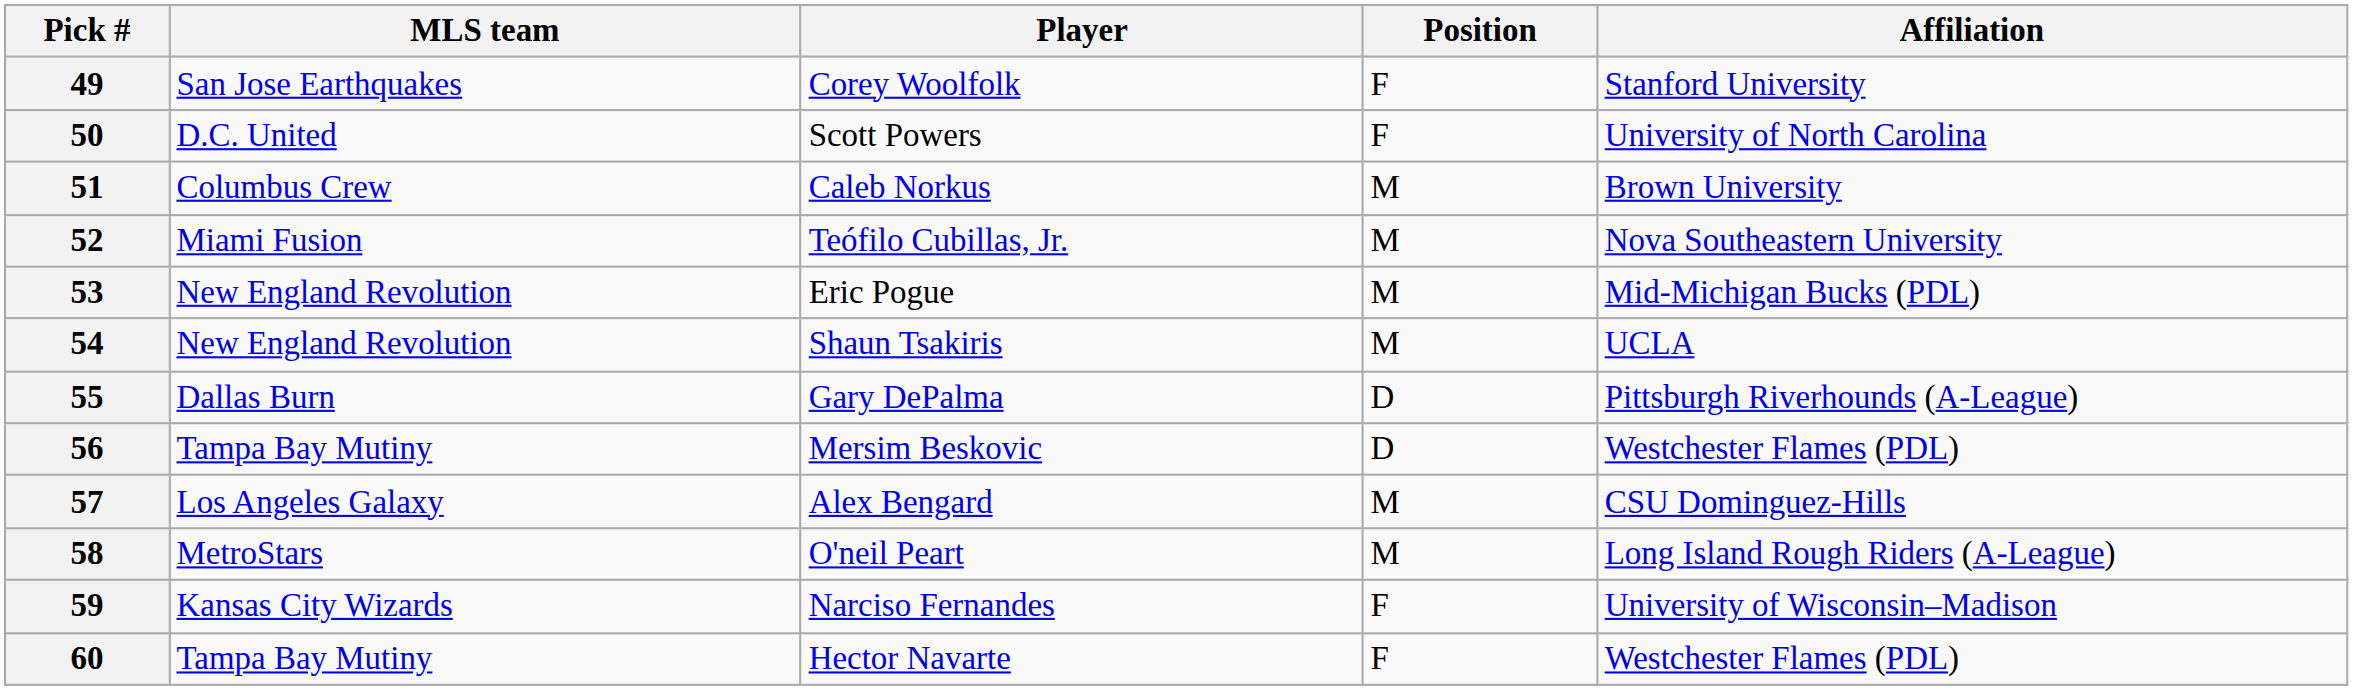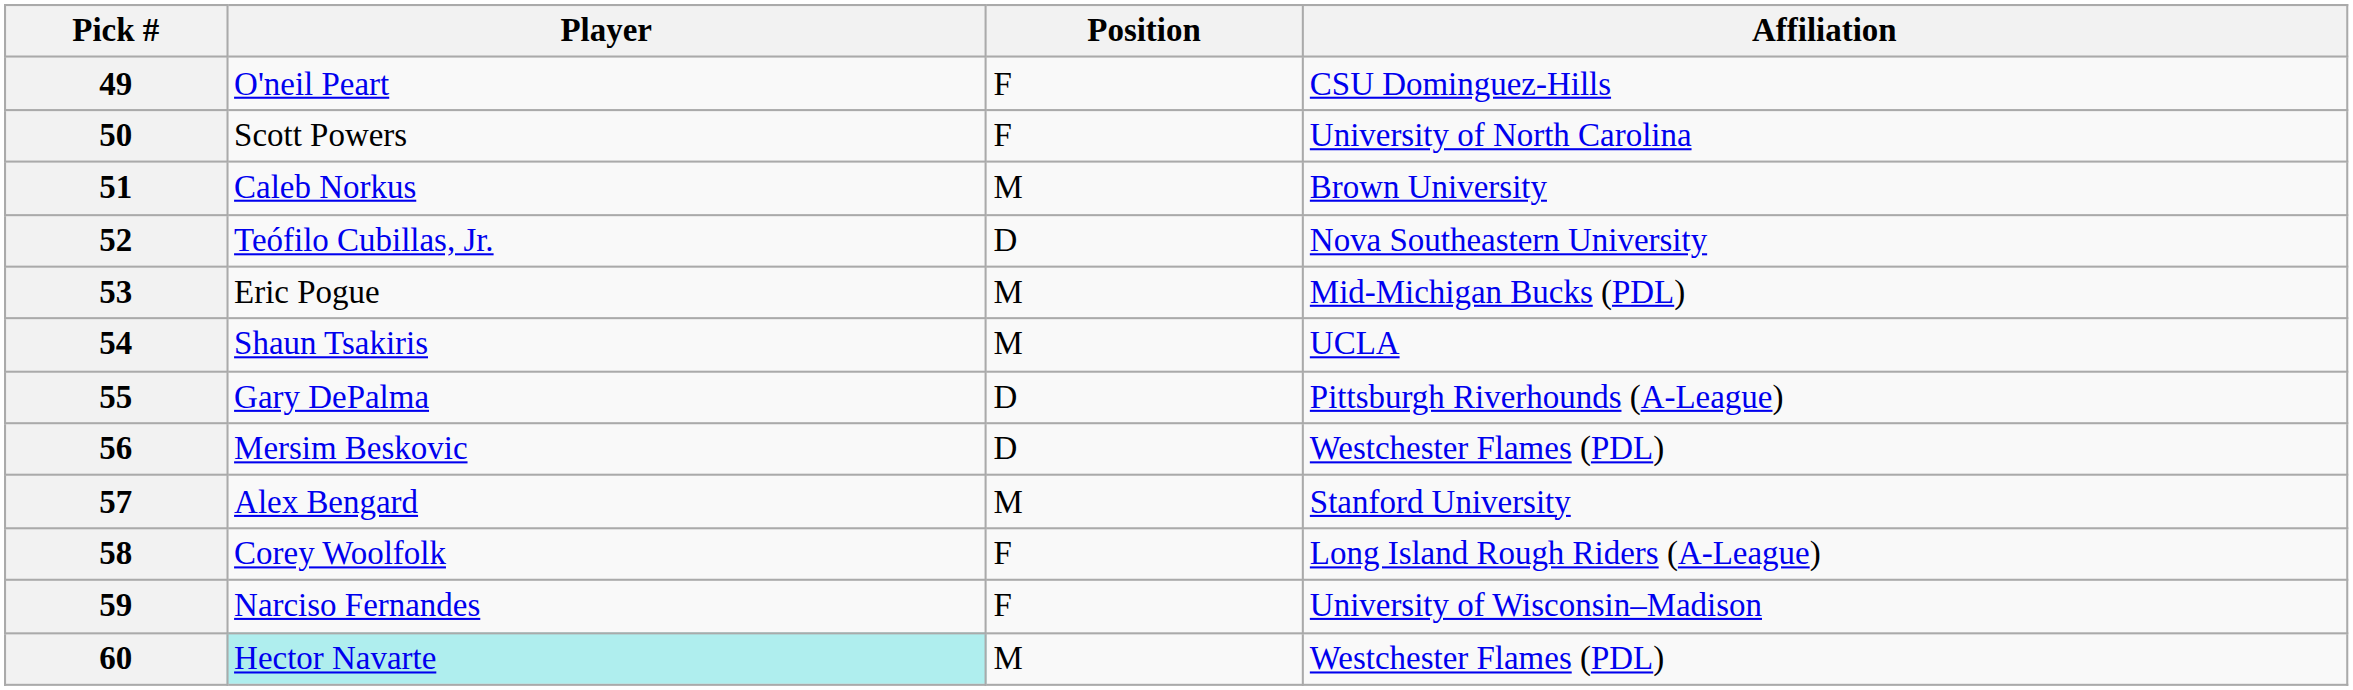- column: (485, 30)
(915, 82) Corey Woolfolk -> (312, 82) O'neil Peart
(1735, 82) Stanford University -> (1460, 82) CSU Dominguez-Hills
(1385, 239) M -> (1005, 239) D
(1755, 501) CSU Dominguez-Hills -> (1440, 501) Stanford University
(886, 553) O'neil Peart -> (340, 553) Corey Woolfolk
(1385, 553) M -> (1003, 553) F
(910, 657) no background -> (335, 657) paleturquoise background
(1380, 657) F -> (1008, 657) M
